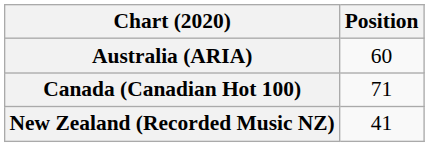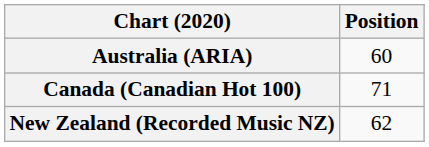(382, 123) 41 -> (382, 123) 62
